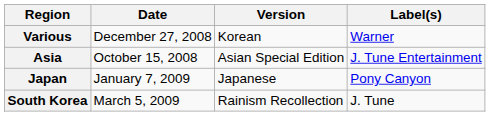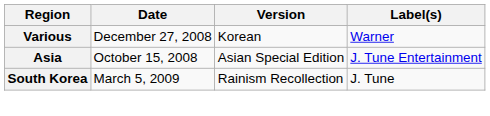- row: (47, 79)
